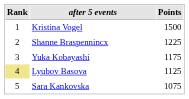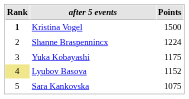(17, 27) normal -> (17, 27) bold
(173, 42) 1225 -> (173, 42) 1224
(173, 71) 1125 -> (173, 71) 1152
